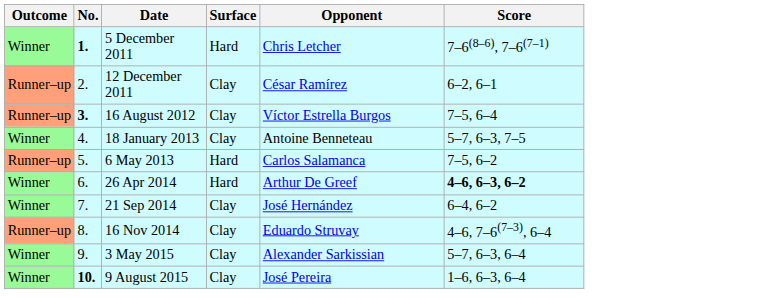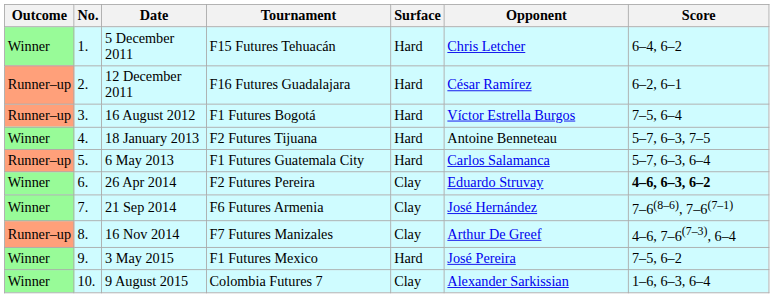+ column: (299, 15)
(83, 46) bold -> (83, 46) normal
(498, 46) 7–6(8–6), 7–6(7–1) -> (657, 46) 6–4, 6–2
(223, 84) Clay -> (408, 84) Hard
(83, 115) bold -> (83, 115) normal
(223, 115) Clay -> (408, 115) Hard
(223, 138) Clay -> (408, 138) Hard
(472, 160) 7–5, 6–2 -> (671, 160) 5–7, 6–3, 6–4
(224, 183) Hard -> (408, 183) Clay
(310, 183) Arthur De Greef -> (495, 183) Eduardo Struvay
(472, 205) 6–4, 6–2 -> (683, 207) 7–6(8–6), 7–6(7–1)
(311, 230) Eduardo Struvay -> (494, 234) Arthur De Greef
(223, 254) Clay -> (408, 258) Hard
(324, 254) Alexander Sarkissian -> (482, 258) José Pereira
(487, 254) 5–7, 6–3, 6–4 -> (657, 258) 7–5, 6–2
(86, 277) bold -> (86, 281) normal
(297, 277) José Pereira -> (508, 281) Alexander Sarkissian
